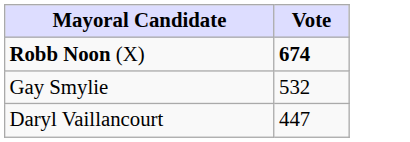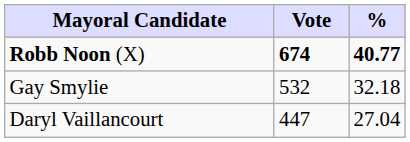+ column: (377, 20)
